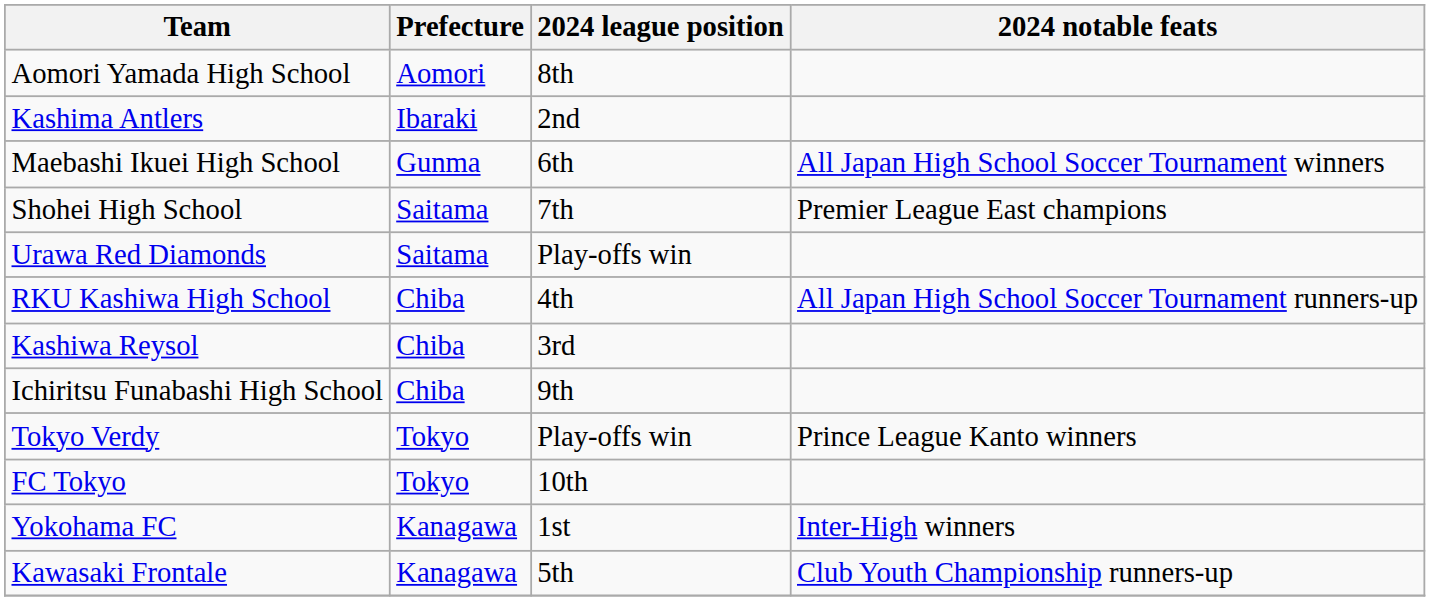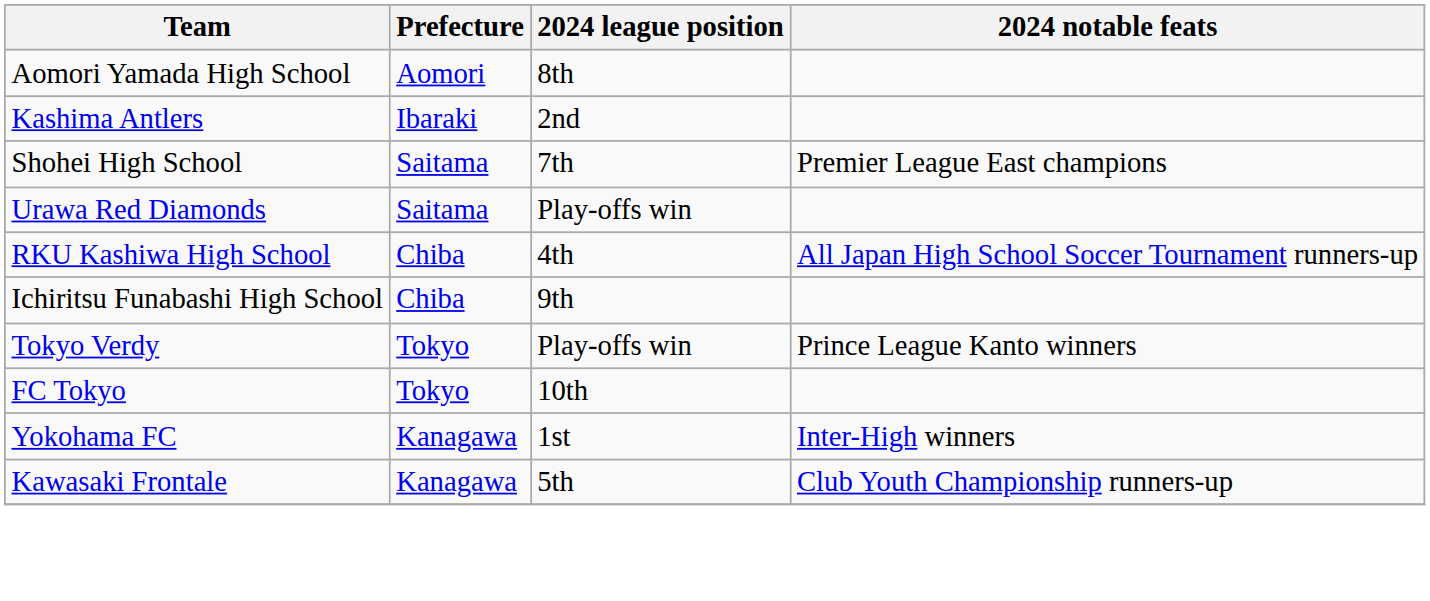- row: (176, 163)
- row: (105, 345)
